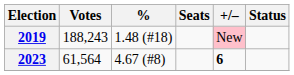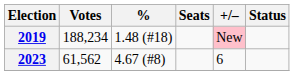(85, 37) 188,243 -> (85, 37) 188,234
(82, 59) 61,564 -> (82, 59) 61,562
(220, 59) bold -> (220, 59) normal
